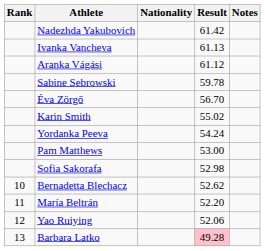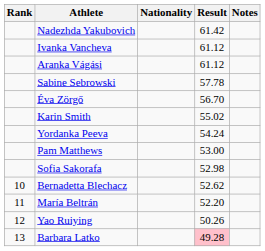(212, 47) 61.13 -> (212, 47) 61.12
(212, 82) 59.78 -> (212, 82) 57.78
(212, 220) 52.06 -> (212, 220) 50.26
